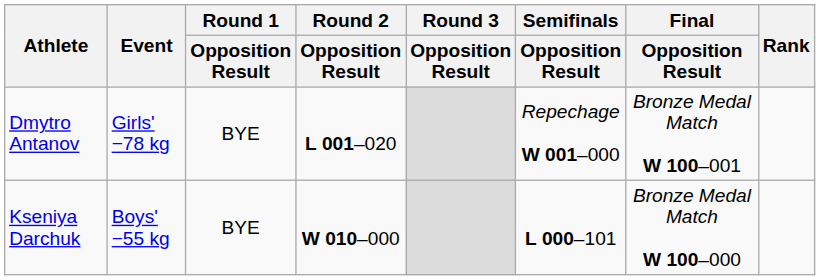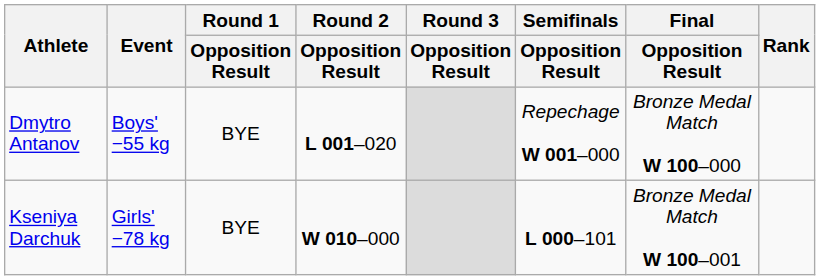(141, 134) Girls' −78 kg -> (141, 134) Boys' −55 kg
(692, 134) Bronze Medal Match W 100–001 -> (692, 134) Bronze Medal Match W 100–000
(141, 228) Boys' −55 kg -> (141, 228) Girls' −78 kg
(692, 228) Bronze Medal Match W 100–000 -> (692, 228) Bronze Medal Match W 100–001
